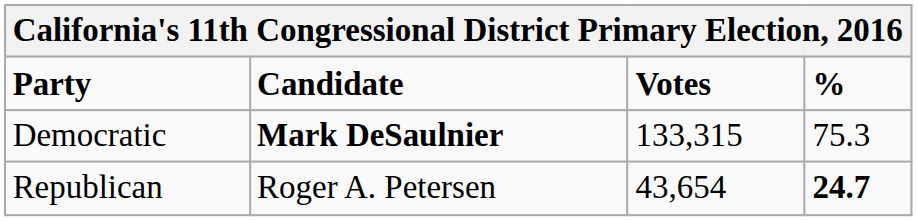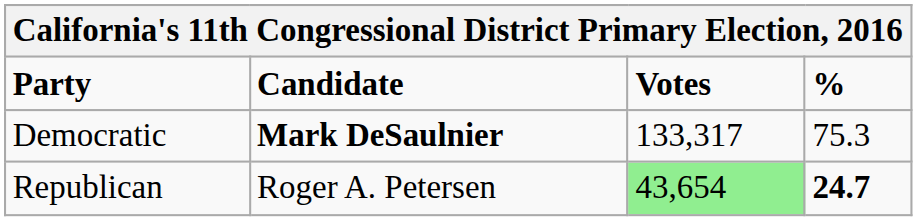(689, 135) 133,315 -> (689, 135) 133,317
(681, 187) no background -> (681, 187) lightgreen background
